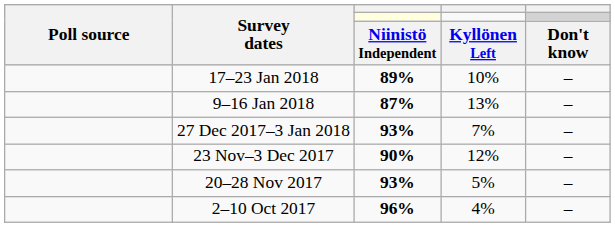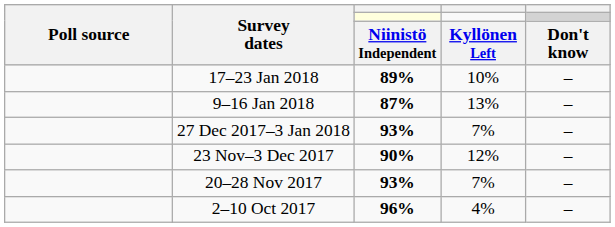(483, 182) 5% -> (483, 182) 7%
